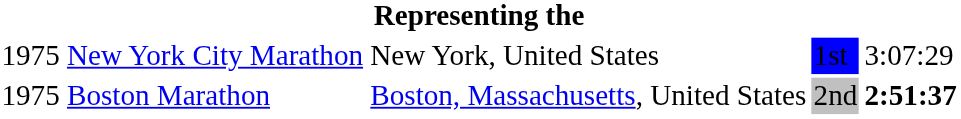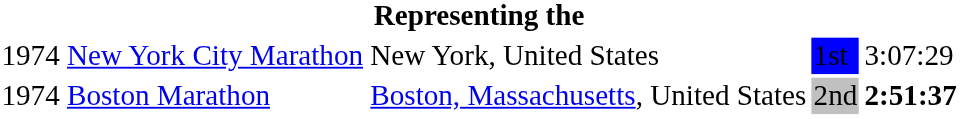(31, 55) 1975 -> (31, 55) 1974
(31, 95) 1975 -> (31, 95) 1974
